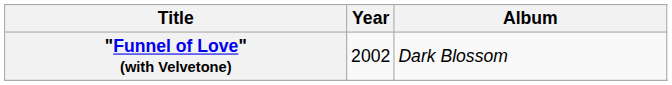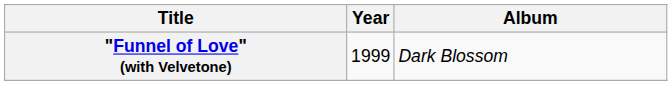(371, 56) 2002 -> (371, 56) 1999
